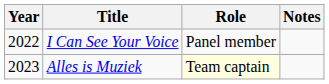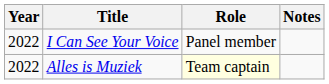(24, 66) 2023 -> (24, 66) 2022
